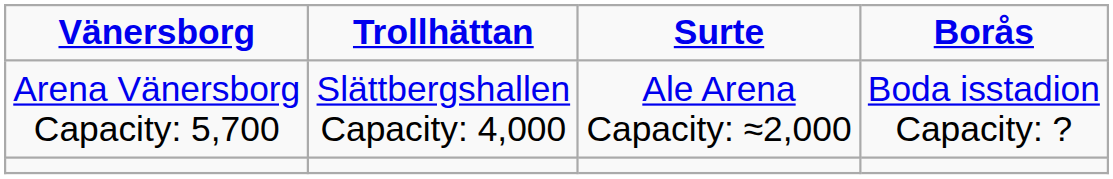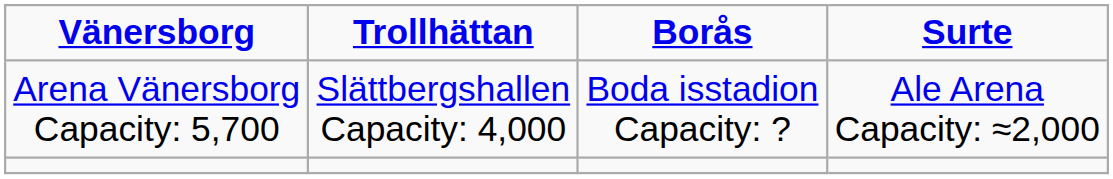columns swapped: (719, 32) <-> (984, 32)
